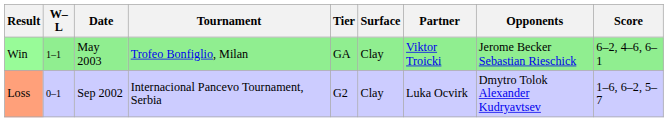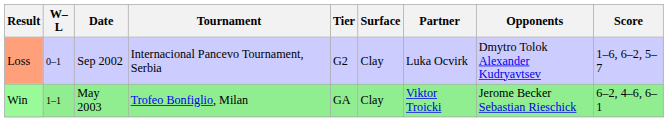rows swapped: (19, 93) <-> (17, 53)
